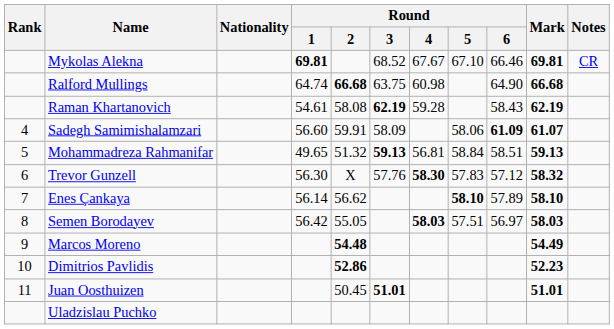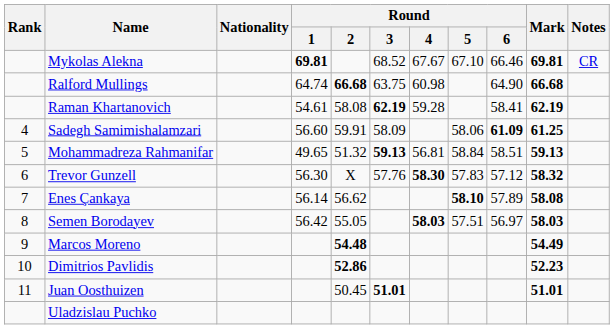(507, 107) 58.43 -> (507, 107) 58.41
(547, 130) 61.07 -> (547, 130) 61.25
(547, 198) 58.10 -> (547, 198) 58.08
